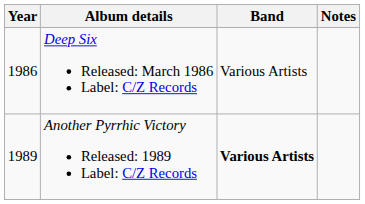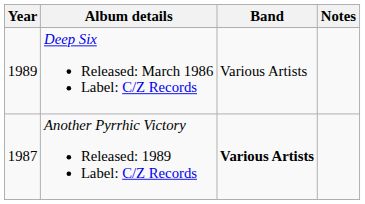(23, 70) 1986 -> (23, 70) 1989
(23, 156) 1989 -> (23, 156) 1987
